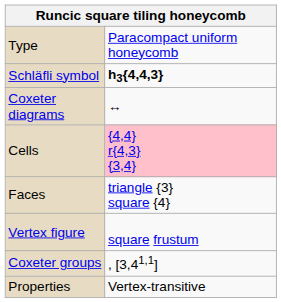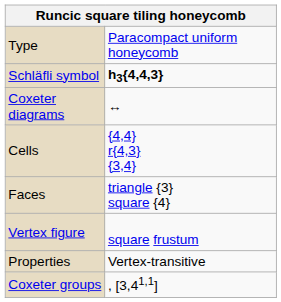(124, 150) pink background -> (124, 150) no background
rows swapped: (55, 263) <-> (39, 286)
